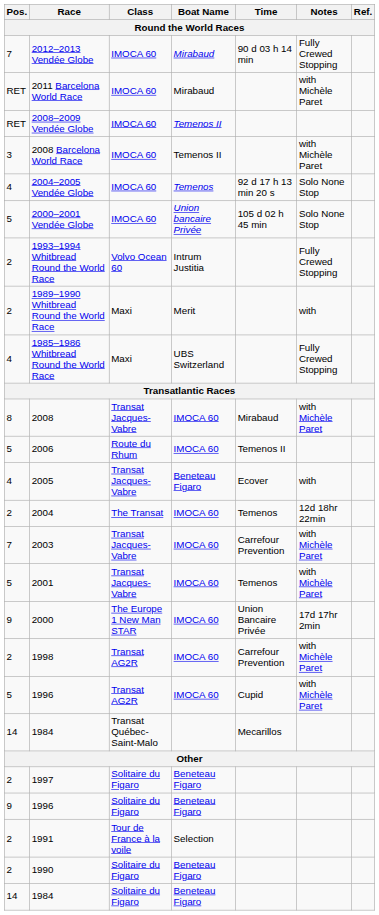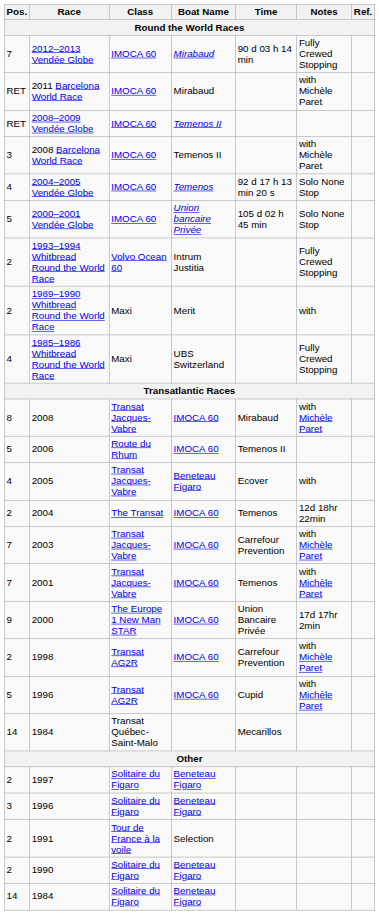(9, 582) 5 -> (9, 582) 7
(9, 806) 9 -> (9, 806) 3
